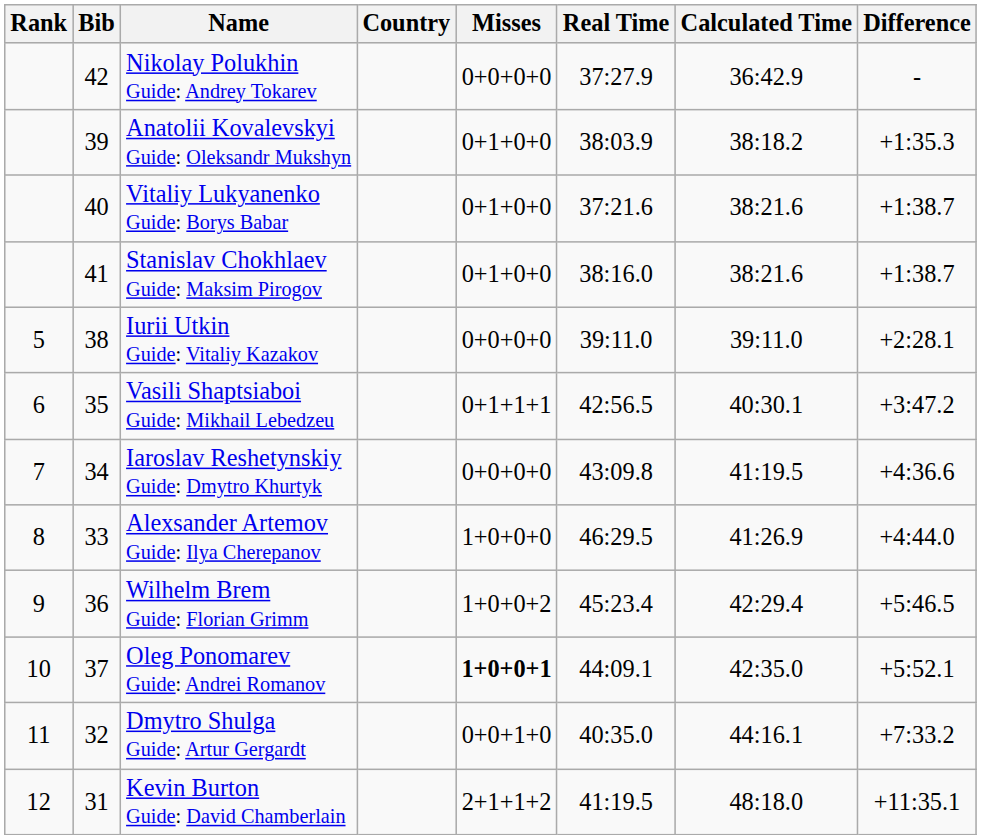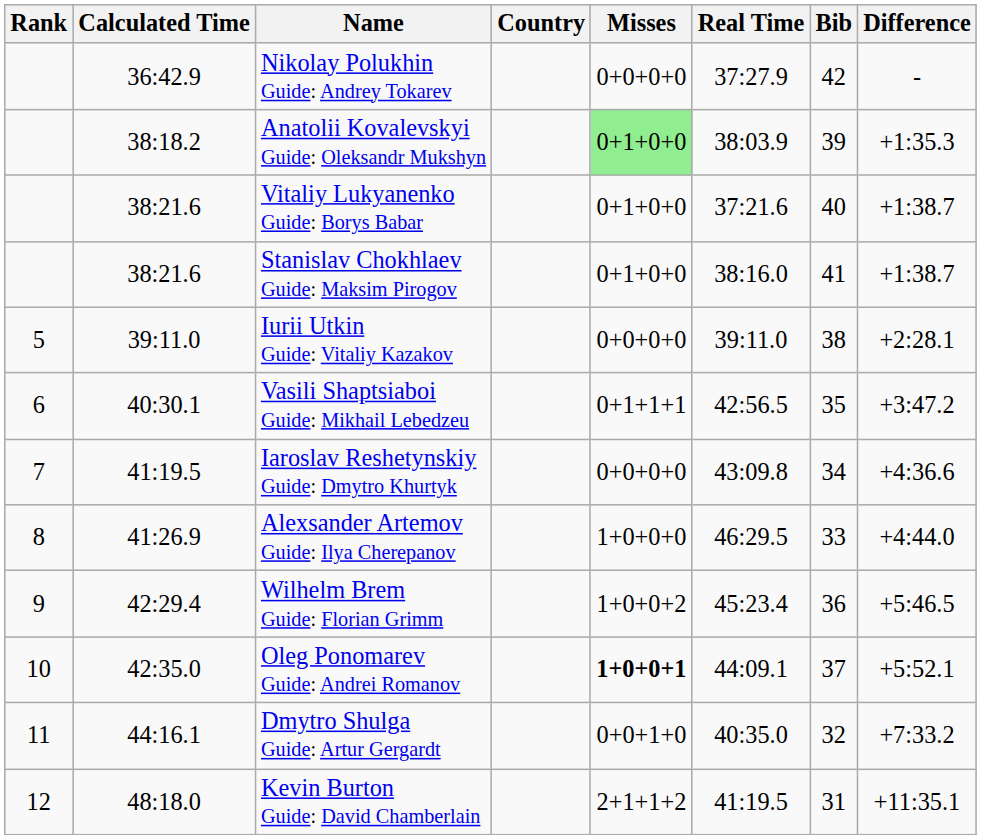columns swapped: (97, 23) <-> (766, 23)
(507, 141) no background -> (641, 141) lightgreen background
